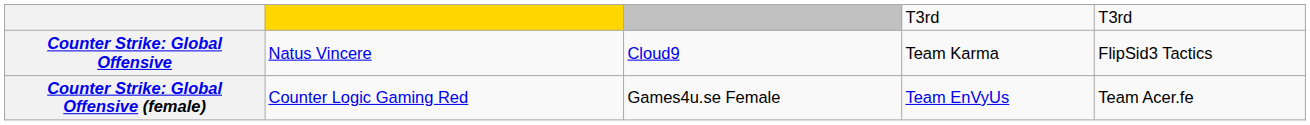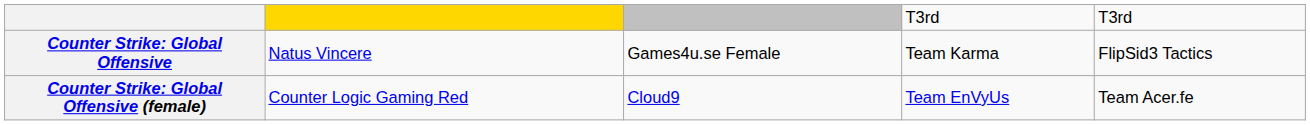(654, 52) Cloud9 -> (704, 52) Games4u.se Female
(704, 97) Games4u.se Female -> (654, 97) Cloud9
